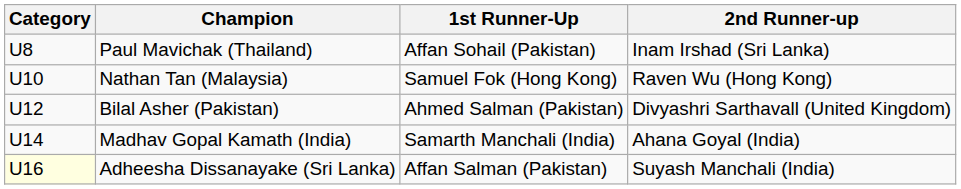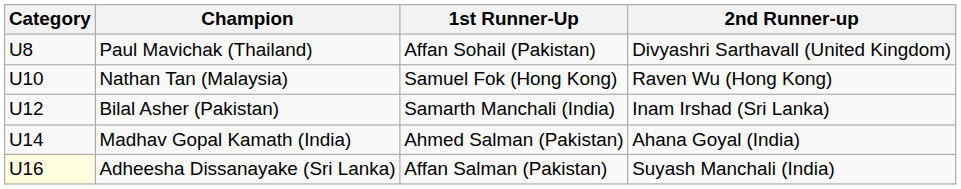(731, 49) Inam Irshad (Sri Lanka) -> (792, 49) Divyashri Sarthavall (United Kingdom)
(514, 109) Ahmed Salman (Pakistan) -> (510, 109) Samarth Manchali (India)
(792, 109) Divyashri Sarthavall (United Kingdom) -> (731, 109) Inam Irshad (Sri Lanka)
(510, 139) Samarth Manchali (India) -> (514, 139) Ahmed Salman (Pakistan)
